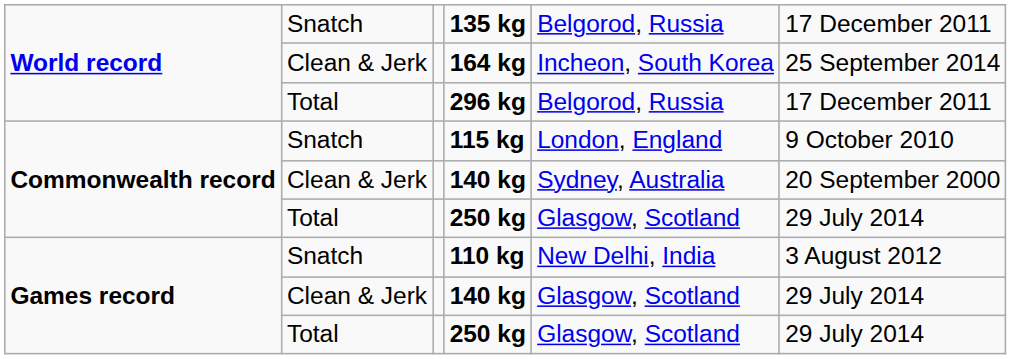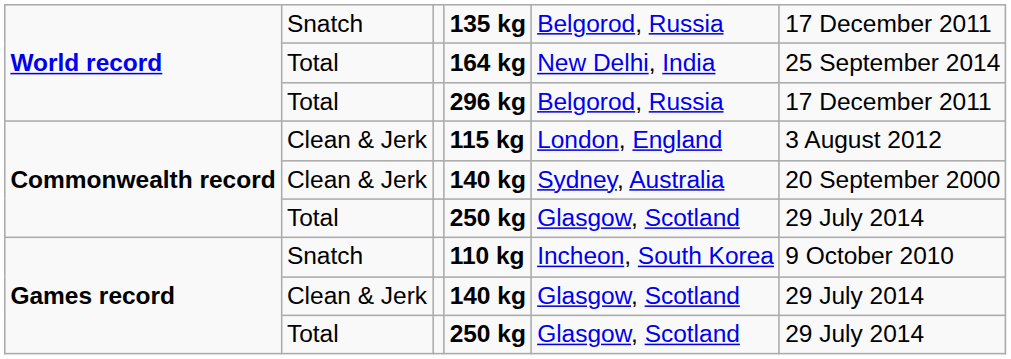(357, 62) Clean & Jerk -> (313, 62) Total
(656, 62) Incheon, South Korea -> (626, 62) New Delhi, India
(325, 140) Snatch -> (357, 140) Clean & Jerk
(870, 140) 9 October 2010 -> (864, 140) 3 August 2012
(626, 256) New Delhi, India -> (656, 256) Incheon, South Korea
(864, 256) 3 August 2012 -> (870, 256) 9 October 2010
